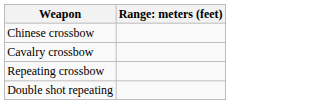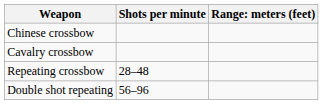+ column: (162, 14)
